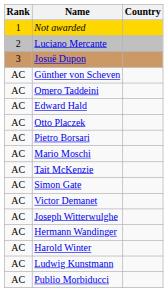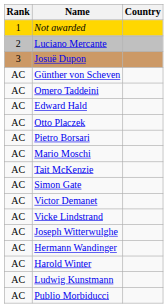+ row: (69, 216)
